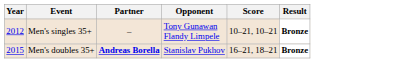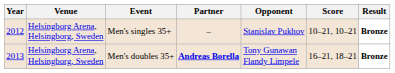+ column: (66, 12)
(192, 31) Tony Gunawan Flandy Limpele -> (274, 31) Stanislav Pukhov
(15, 51) 2015 -> (15, 56) 2013
(194, 51) Stanislav Pukhov -> (271, 56) Tony Gunawan Flandy Limpele
